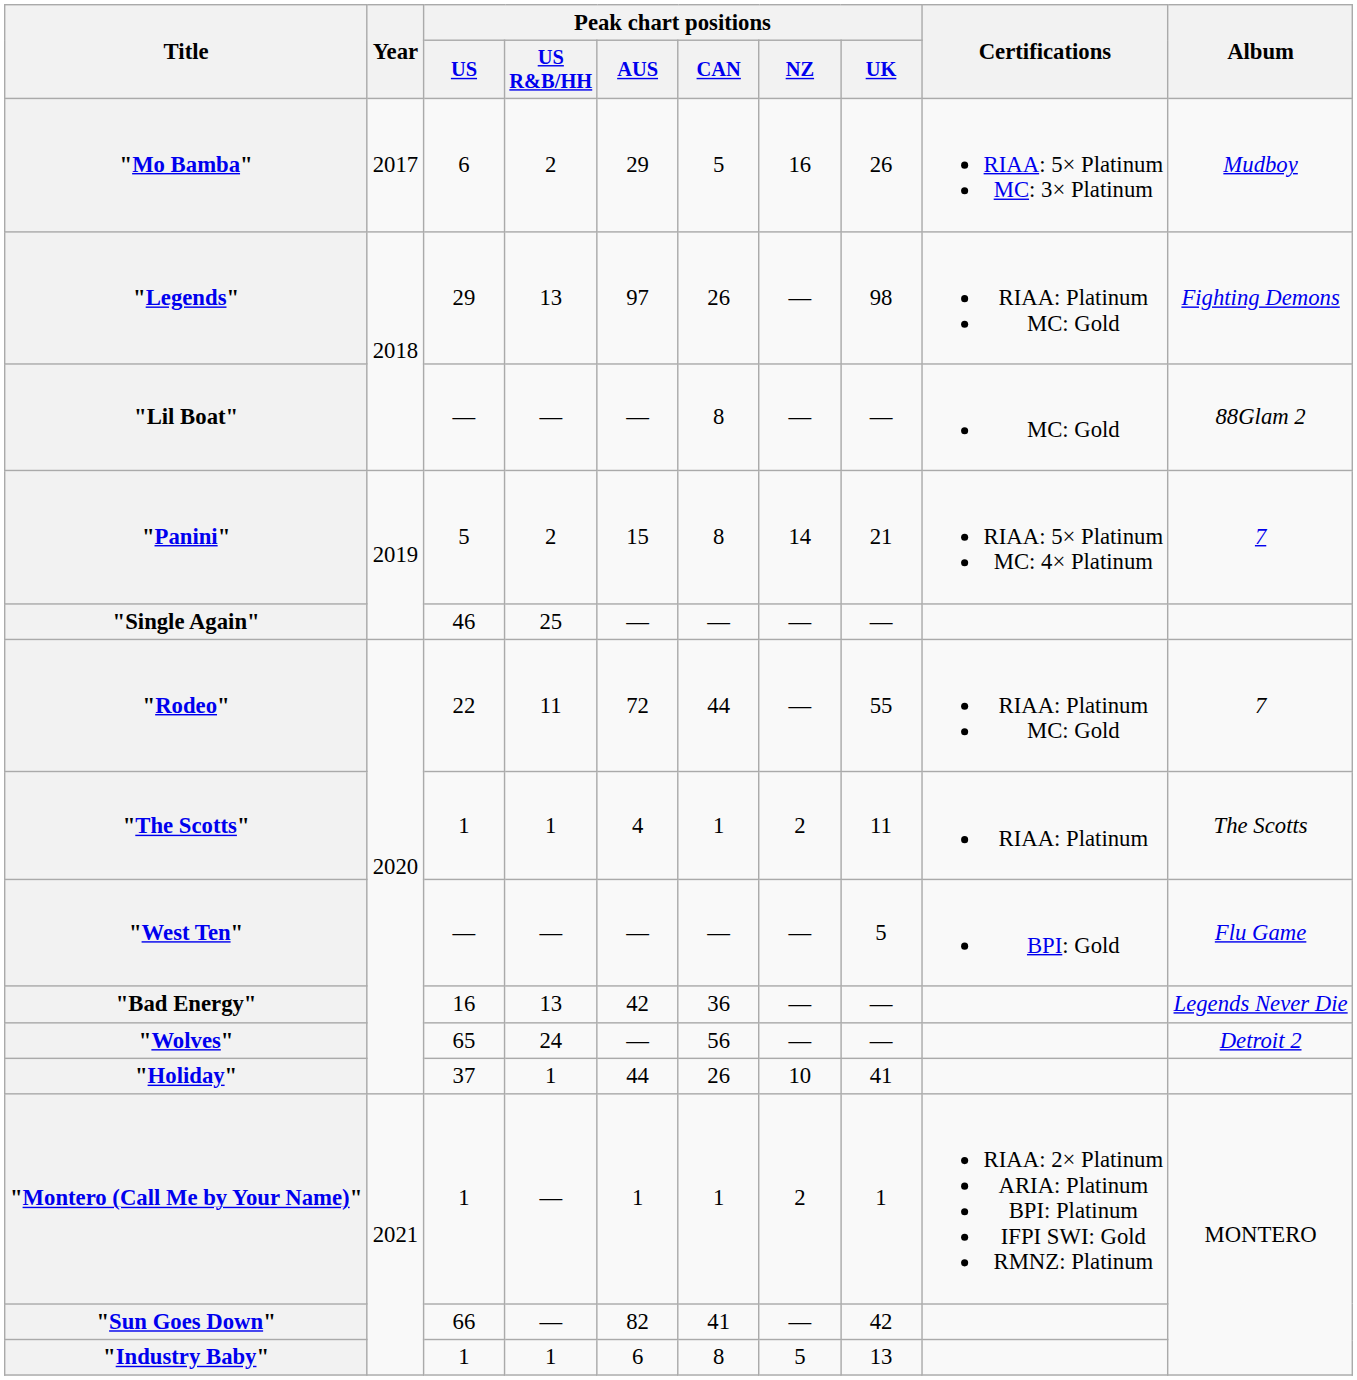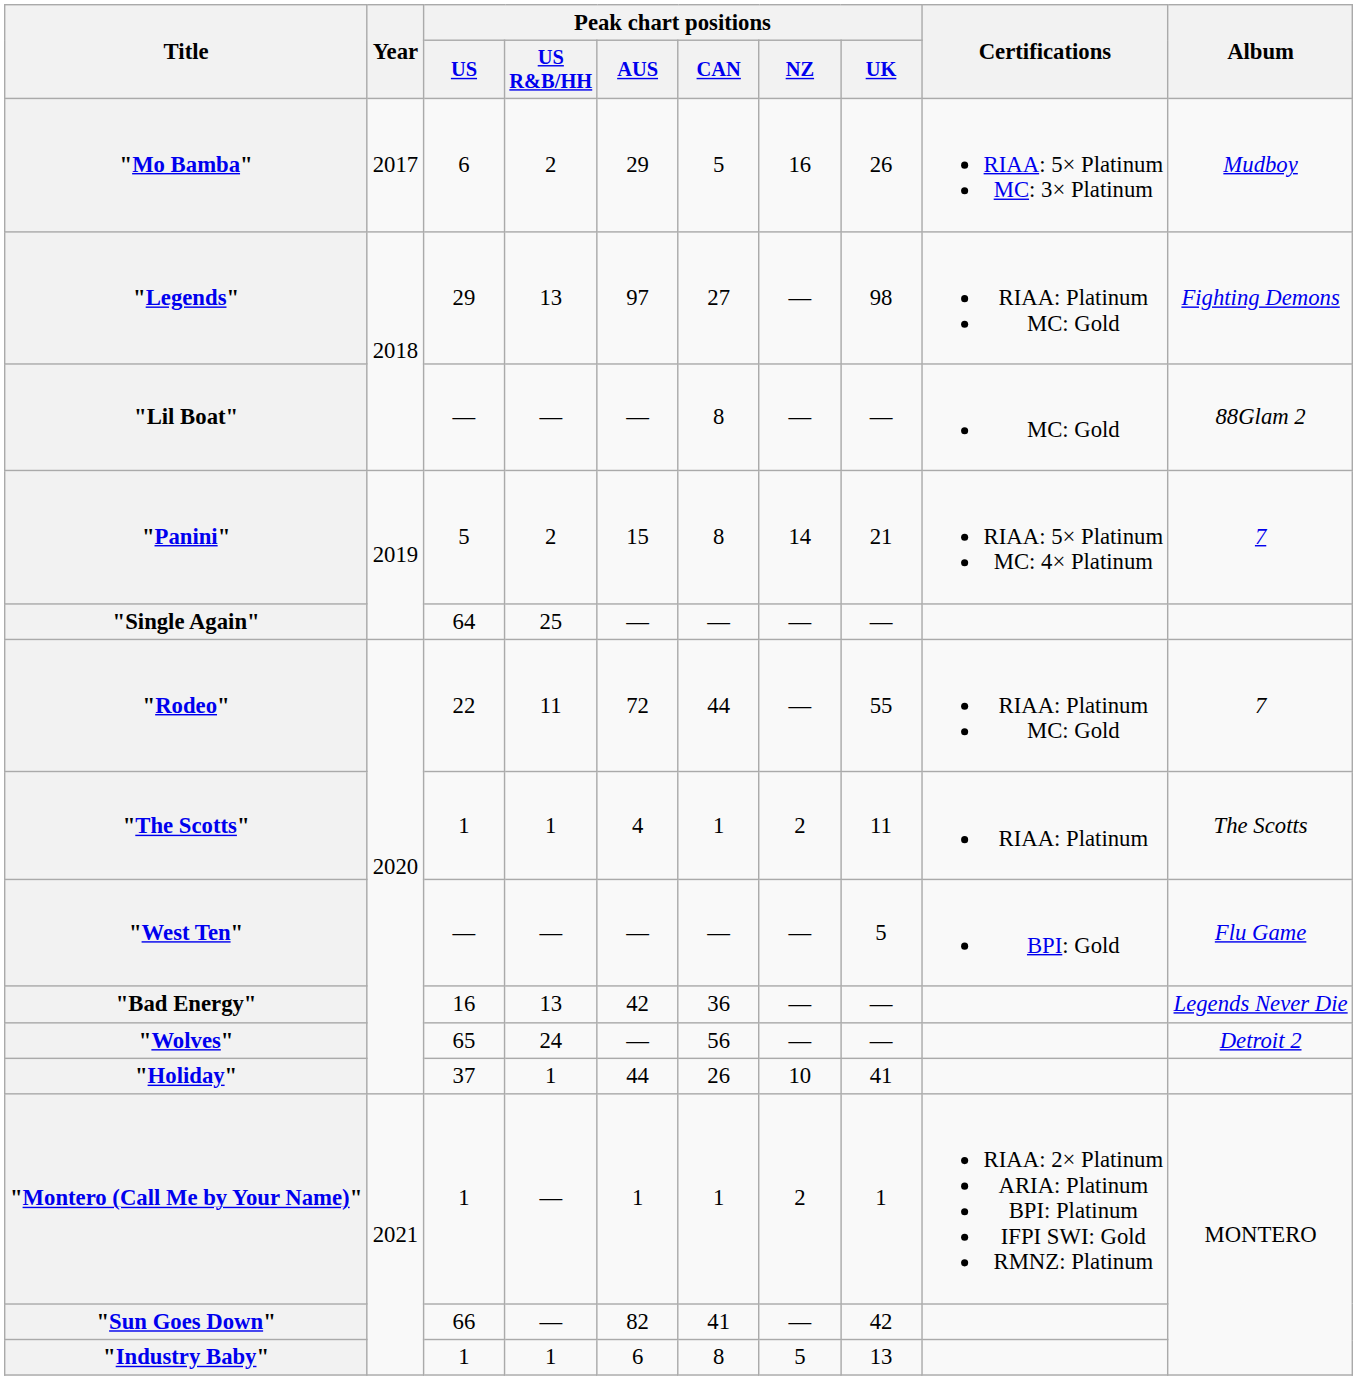(719, 297) 26 -> (719, 297) 27
(464, 621) 46 -> (464, 621) 64
